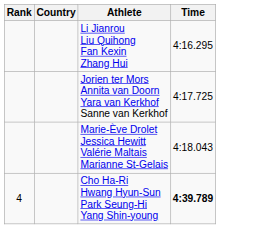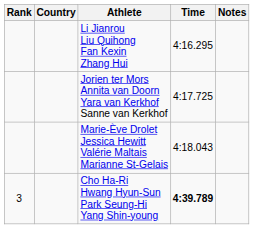+ column: (232, 12)
(19, 198) 4 -> (19, 198) 3
